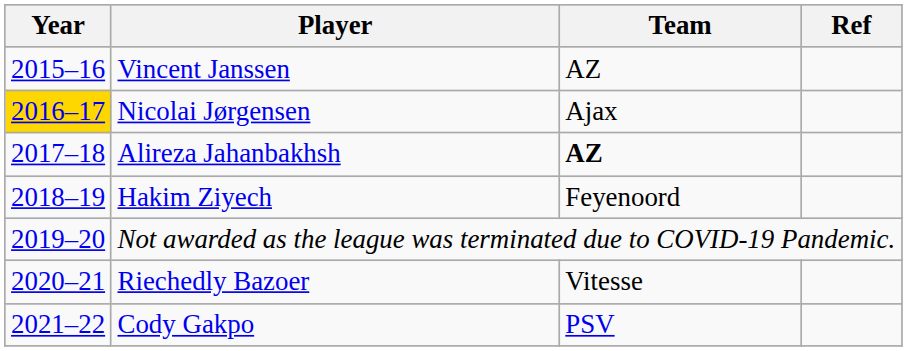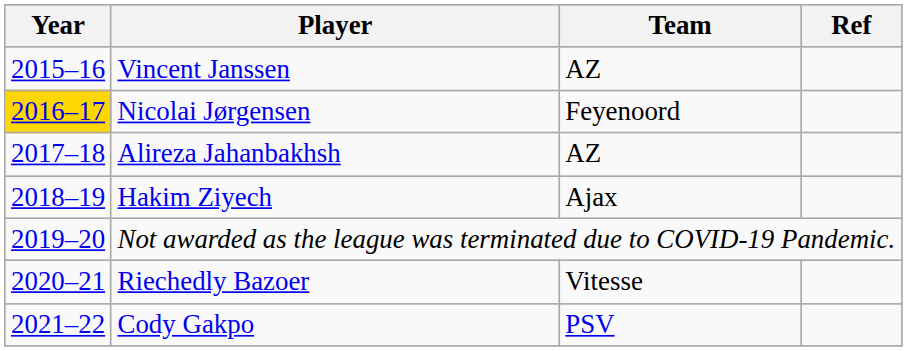(591, 111) Ajax -> (623, 111) Feyenoord
(584, 153) bold -> (583, 153) normal
(623, 196) Feyenoord -> (591, 196) Ajax
